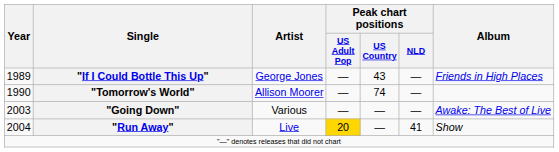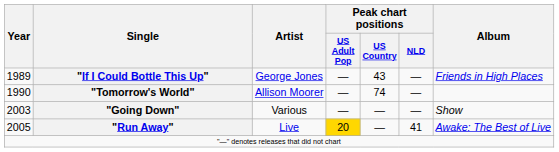(493, 110) Awake: The Best of Live -> (449, 110) Show
(19, 127) 2004 -> (19, 127) 2005
(449, 127) Show -> (493, 127) Awake: The Best of Live
